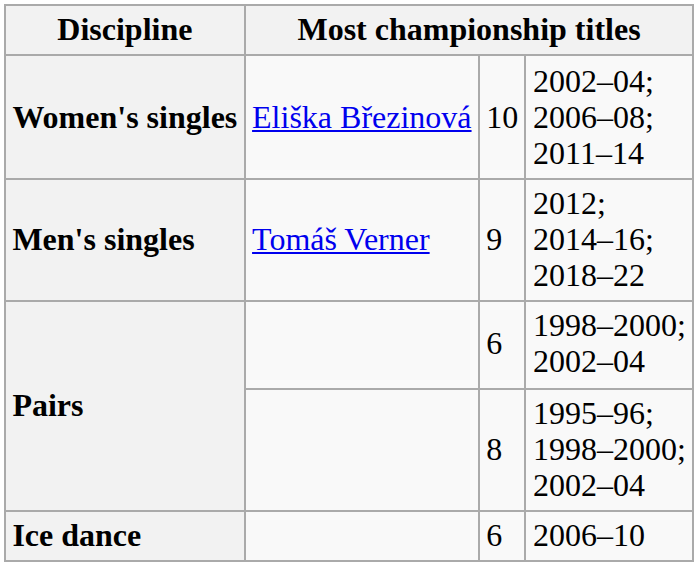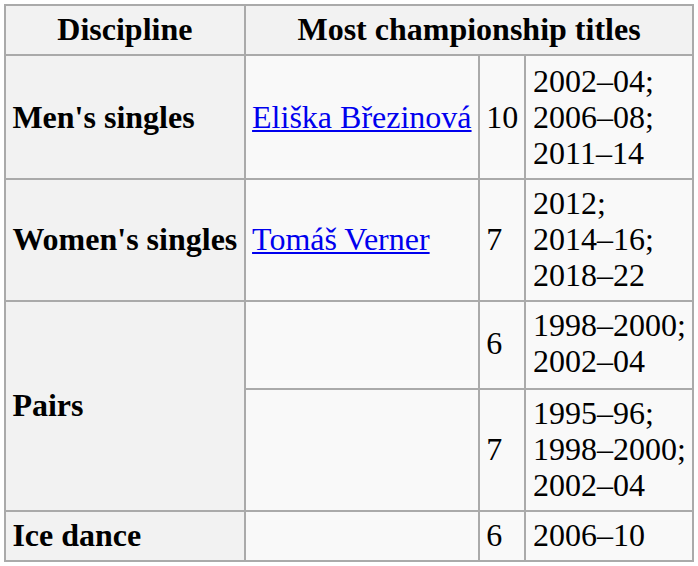(125, 116) Women's singles -> (104, 116) Men's singles
(104, 239) Men's singles -> (125, 239) Women's singles
(494, 239) 9 -> (494, 239) 7
(494, 448) 8 -> (494, 448) 7
